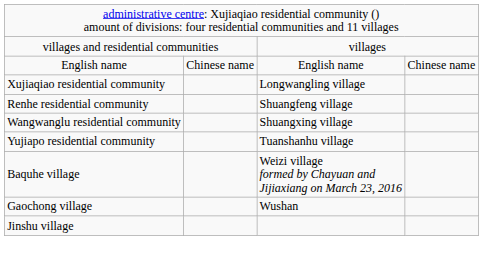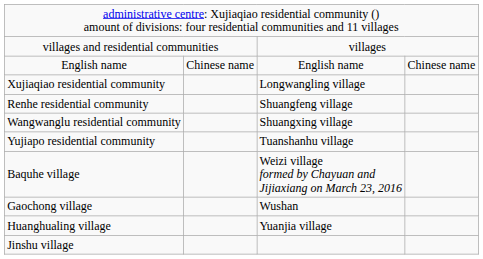+ row: (59, 225)
